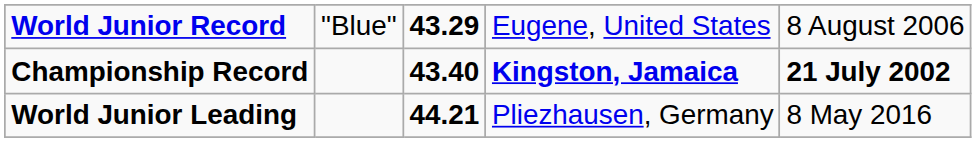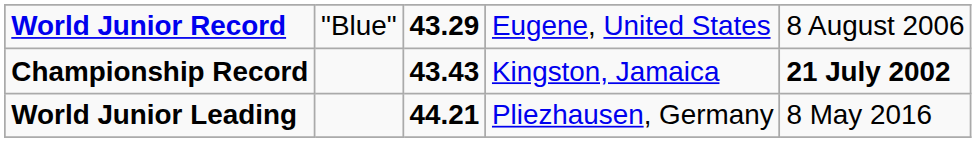(444, 70) 43.40 -> (444, 70) 43.43
(615, 70) bold -> (606, 70) normal
